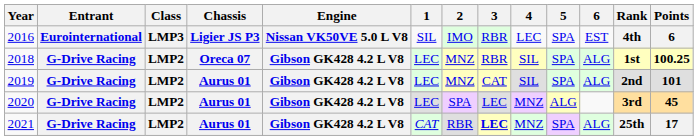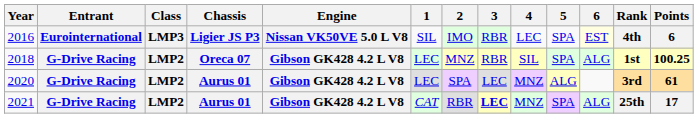(597, 36) no background -> (597, 36) lightyellow background
- row: (21, 80)
(672, 102) 45 -> (672, 80) 61
